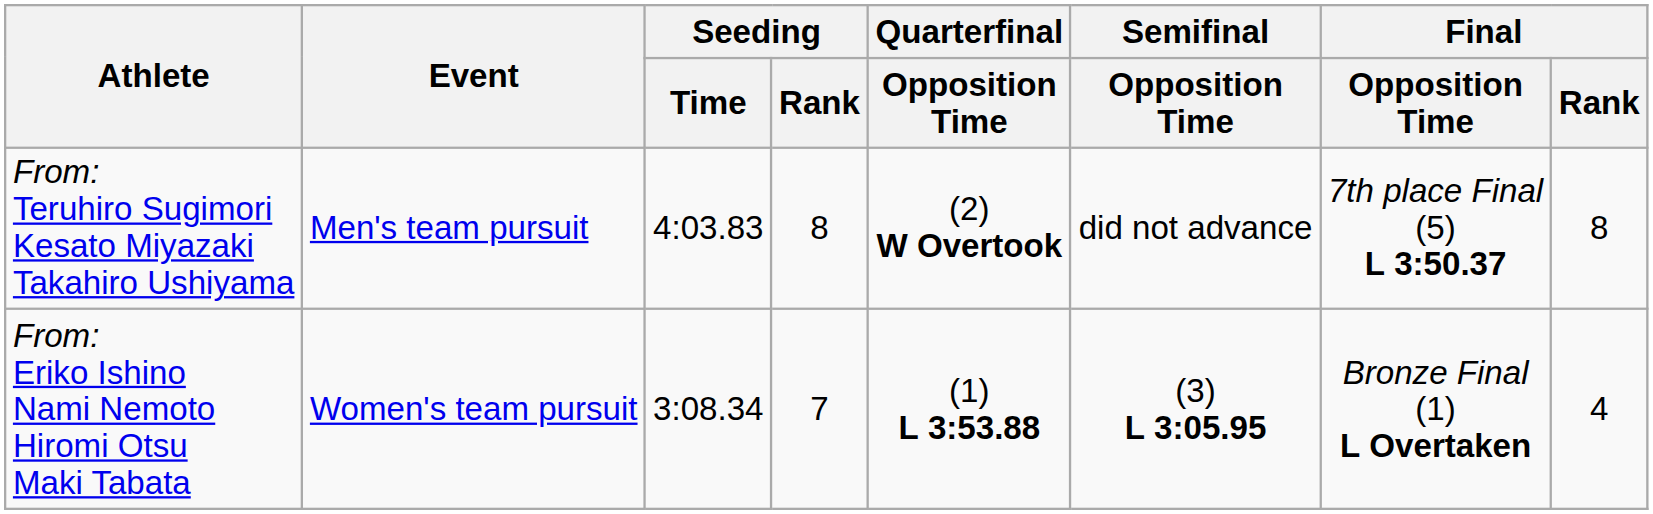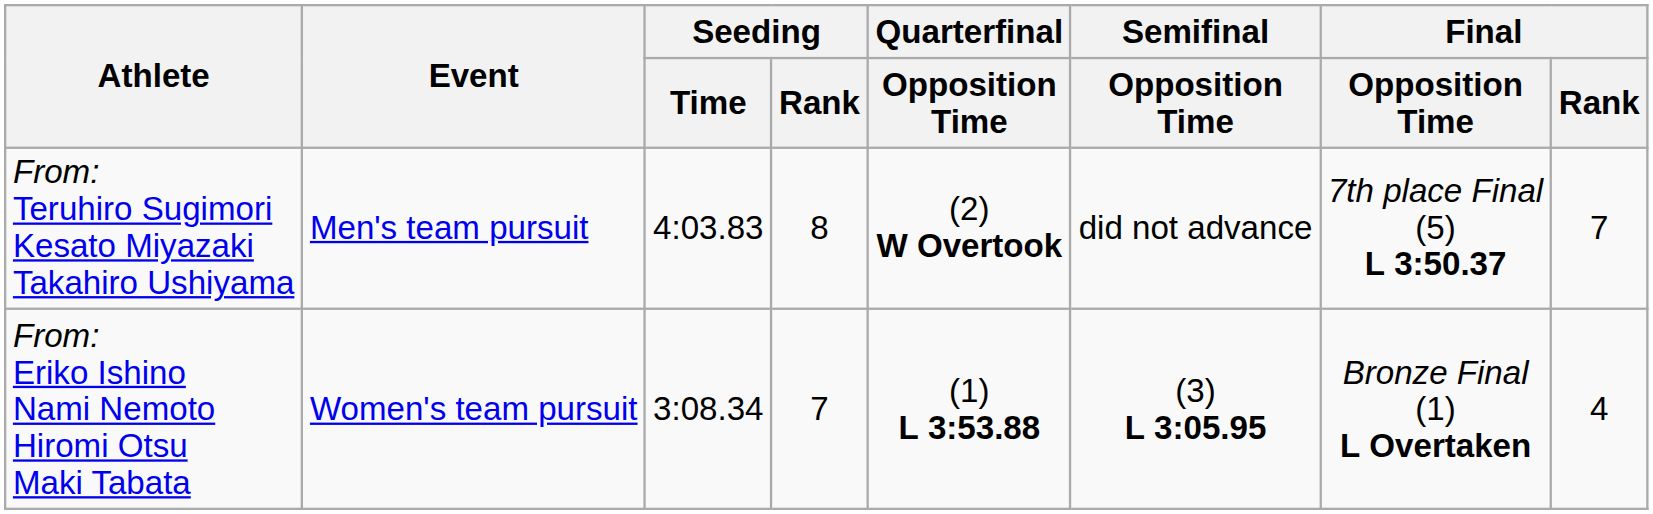(1599, 228) 8 -> (1599, 228) 7
